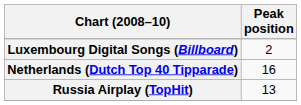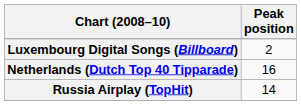(269, 89) 13 -> (269, 89) 14
